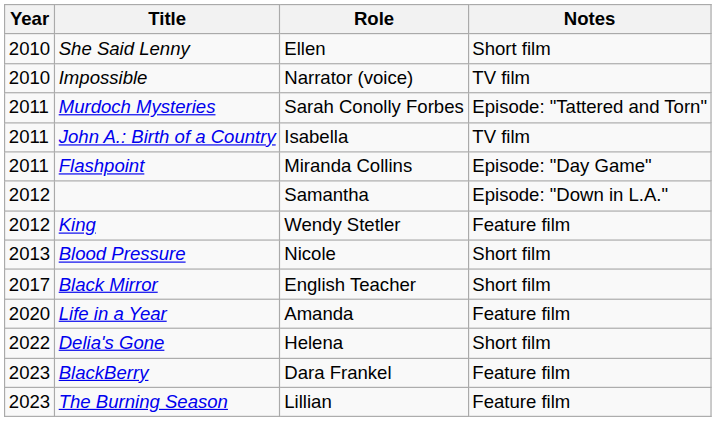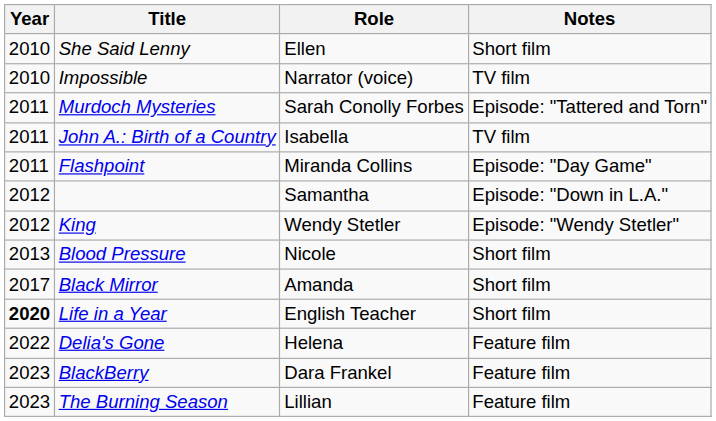(521, 225) Feature film -> (576, 225) Episode: "Wendy Stetler"
(350, 284) English Teacher -> (319, 284) Amanda
(30, 313) normal -> (30, 313) bold
(319, 313) Amanda -> (350, 313) English Teacher
(521, 313) Feature film -> (512, 313) Short film
(512, 343) Short film -> (521, 343) Feature film
